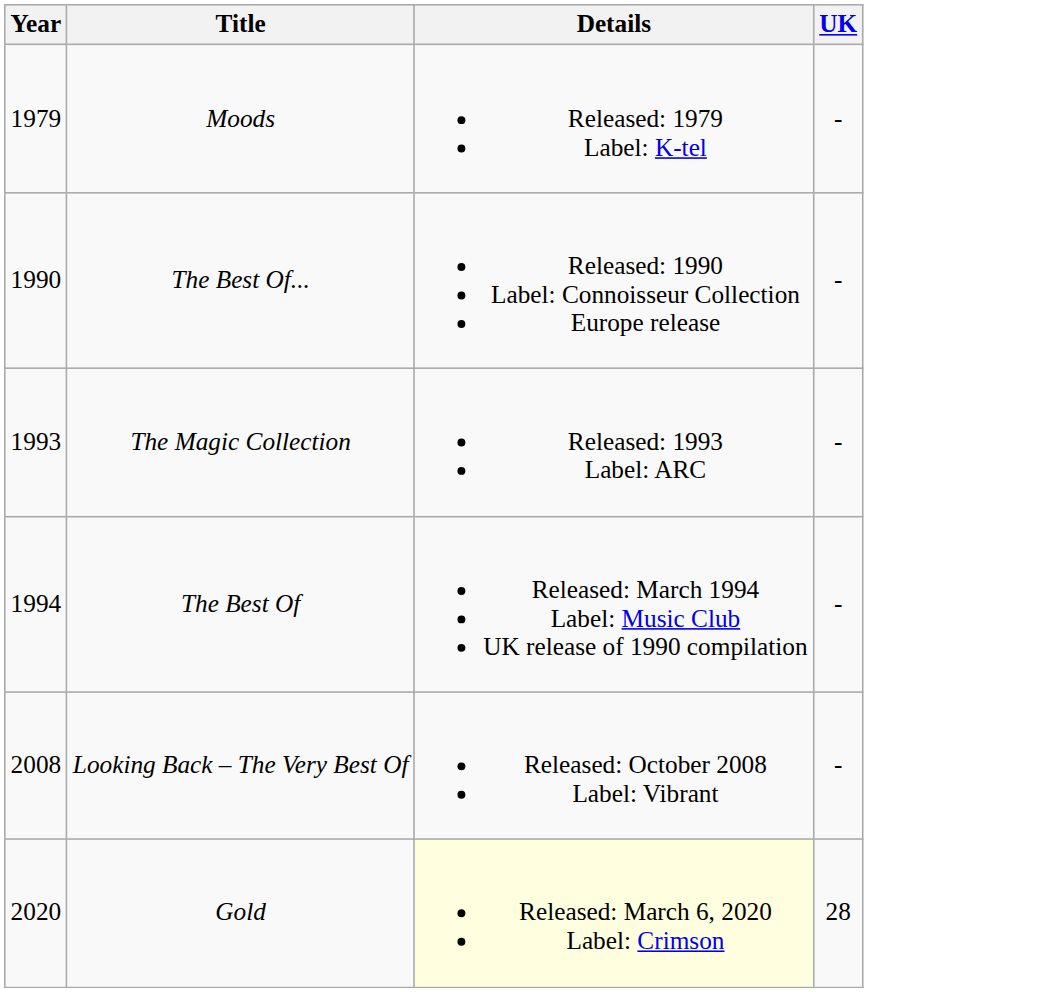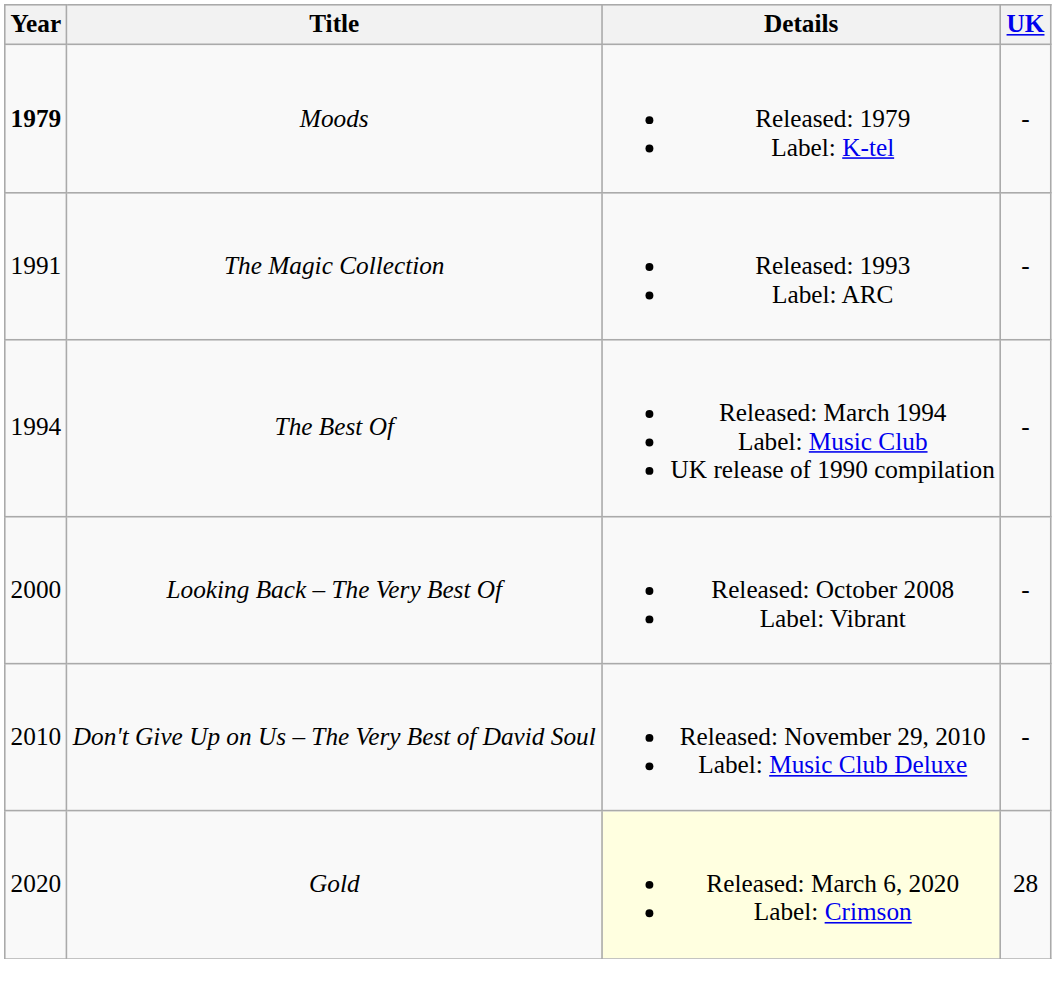(36, 118) normal -> (36, 118) bold
- row: (241, 280)
(36, 441) 1993 -> (36, 265) 1991
(36, 765) 2008 -> (36, 589) 2000
+ row: (334, 736)
